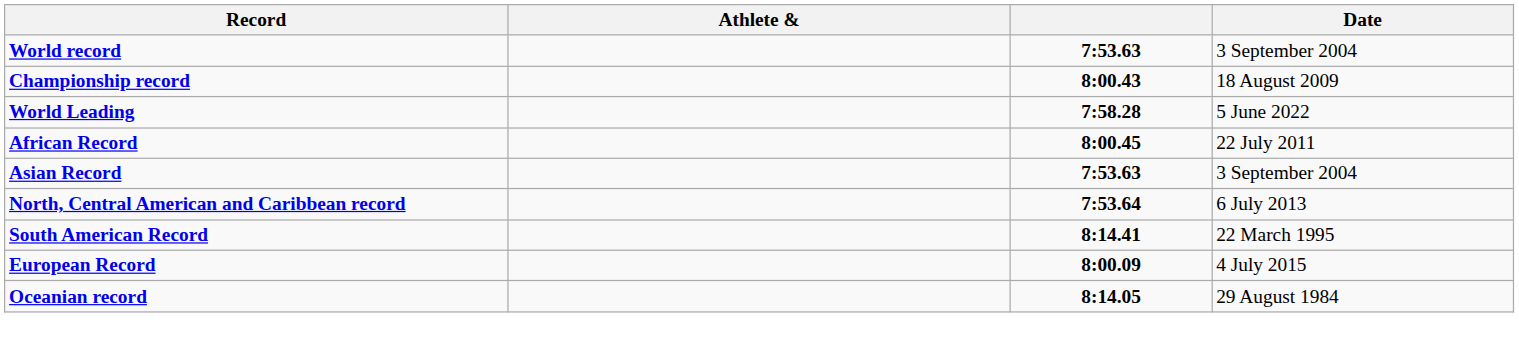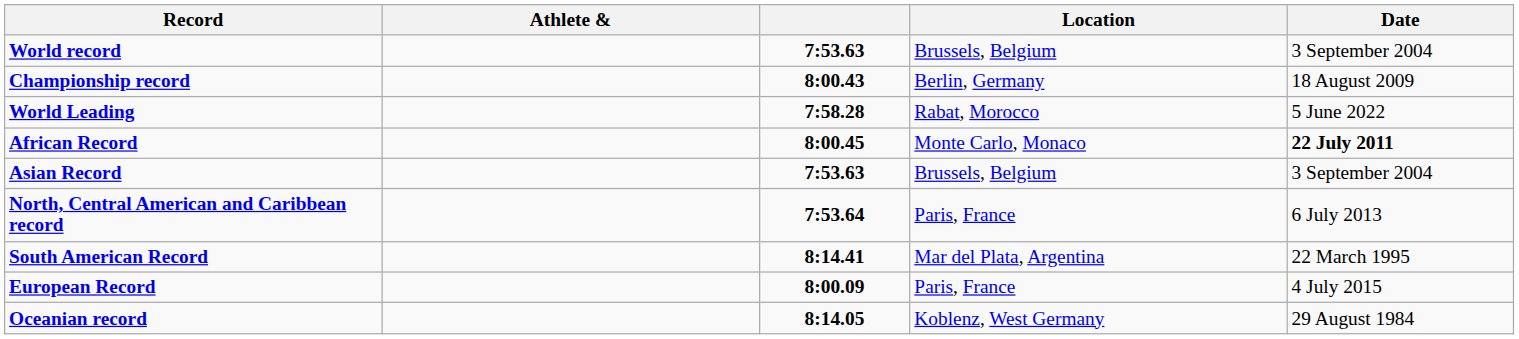+ column: (1099, 19)
(1266, 142) normal -> (1343, 142) bold
